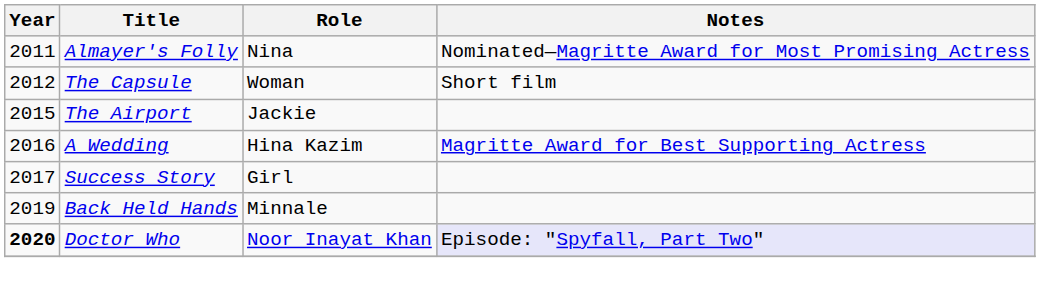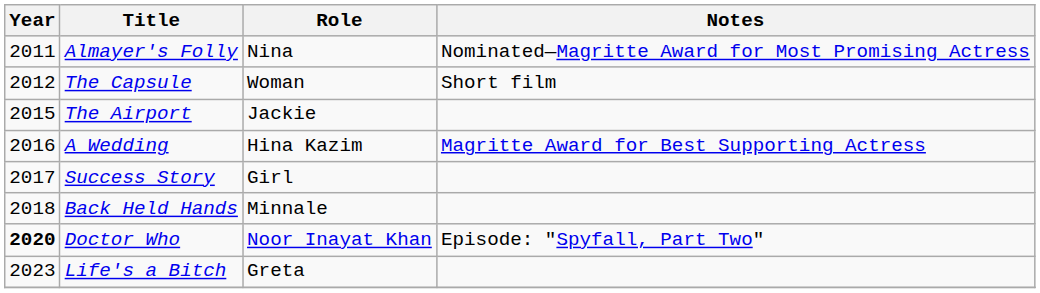(32, 209) 2019 -> (32, 209) 2018
(603, 240) lavender background -> (603, 240) no background
+ row: (146, 271)
